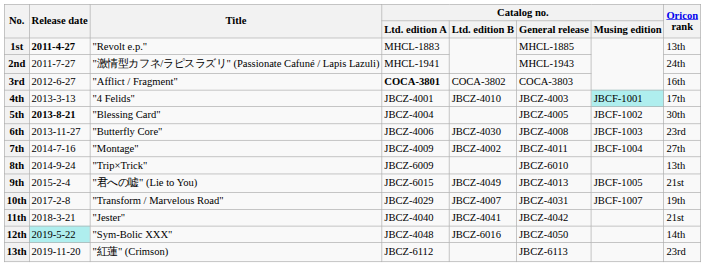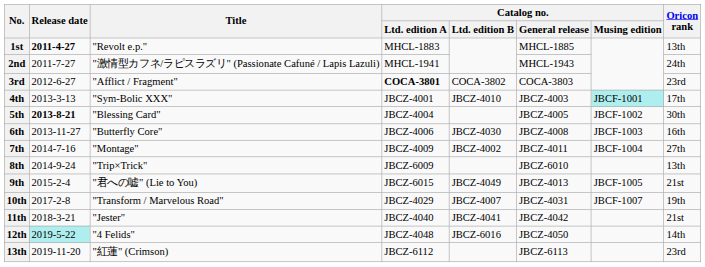(676, 81) 16th -> (676, 81) 23rd
(114, 98) "4 Felids" -> (132, 98) "Sym-Bolic XXX"
(676, 132) 23rd -> (676, 132) 16th
(132, 234) "Sym-Bolic XXX" -> (114, 234) "4 Felids"
